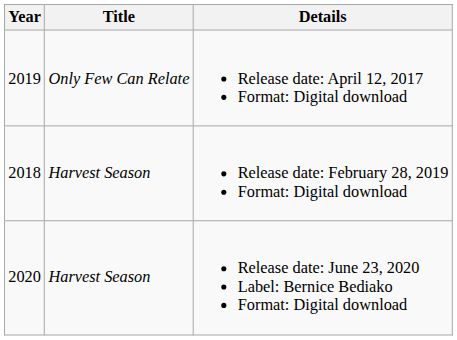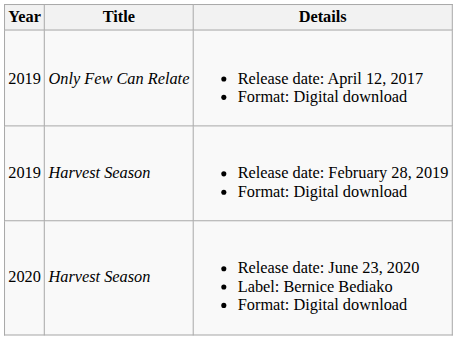(25, 173) 2018 -> (25, 173) 2019
